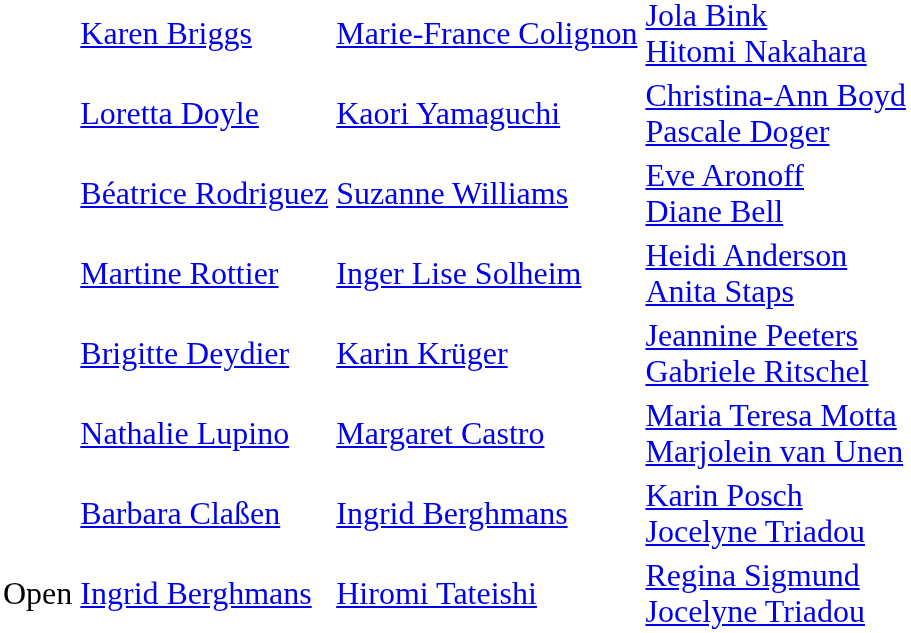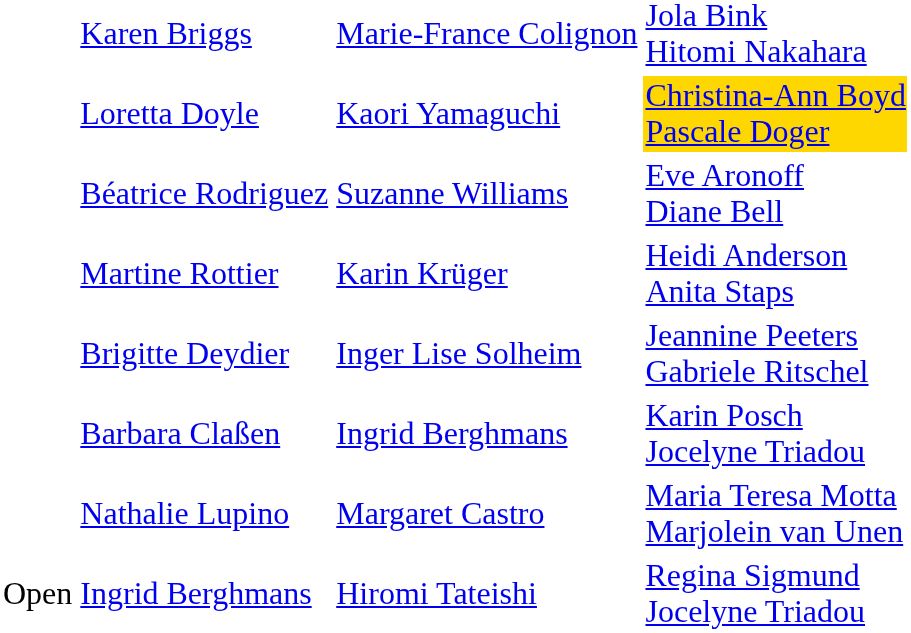(776, 113) no background -> (776, 113) gold background
(459, 273) Inger Lise Solheim -> (422, 273) Karin Krüger
(422, 353) Karin Krüger -> (459, 353) Inger Lise Solheim
rows swapped: (180, 513) <-> (185, 433)
